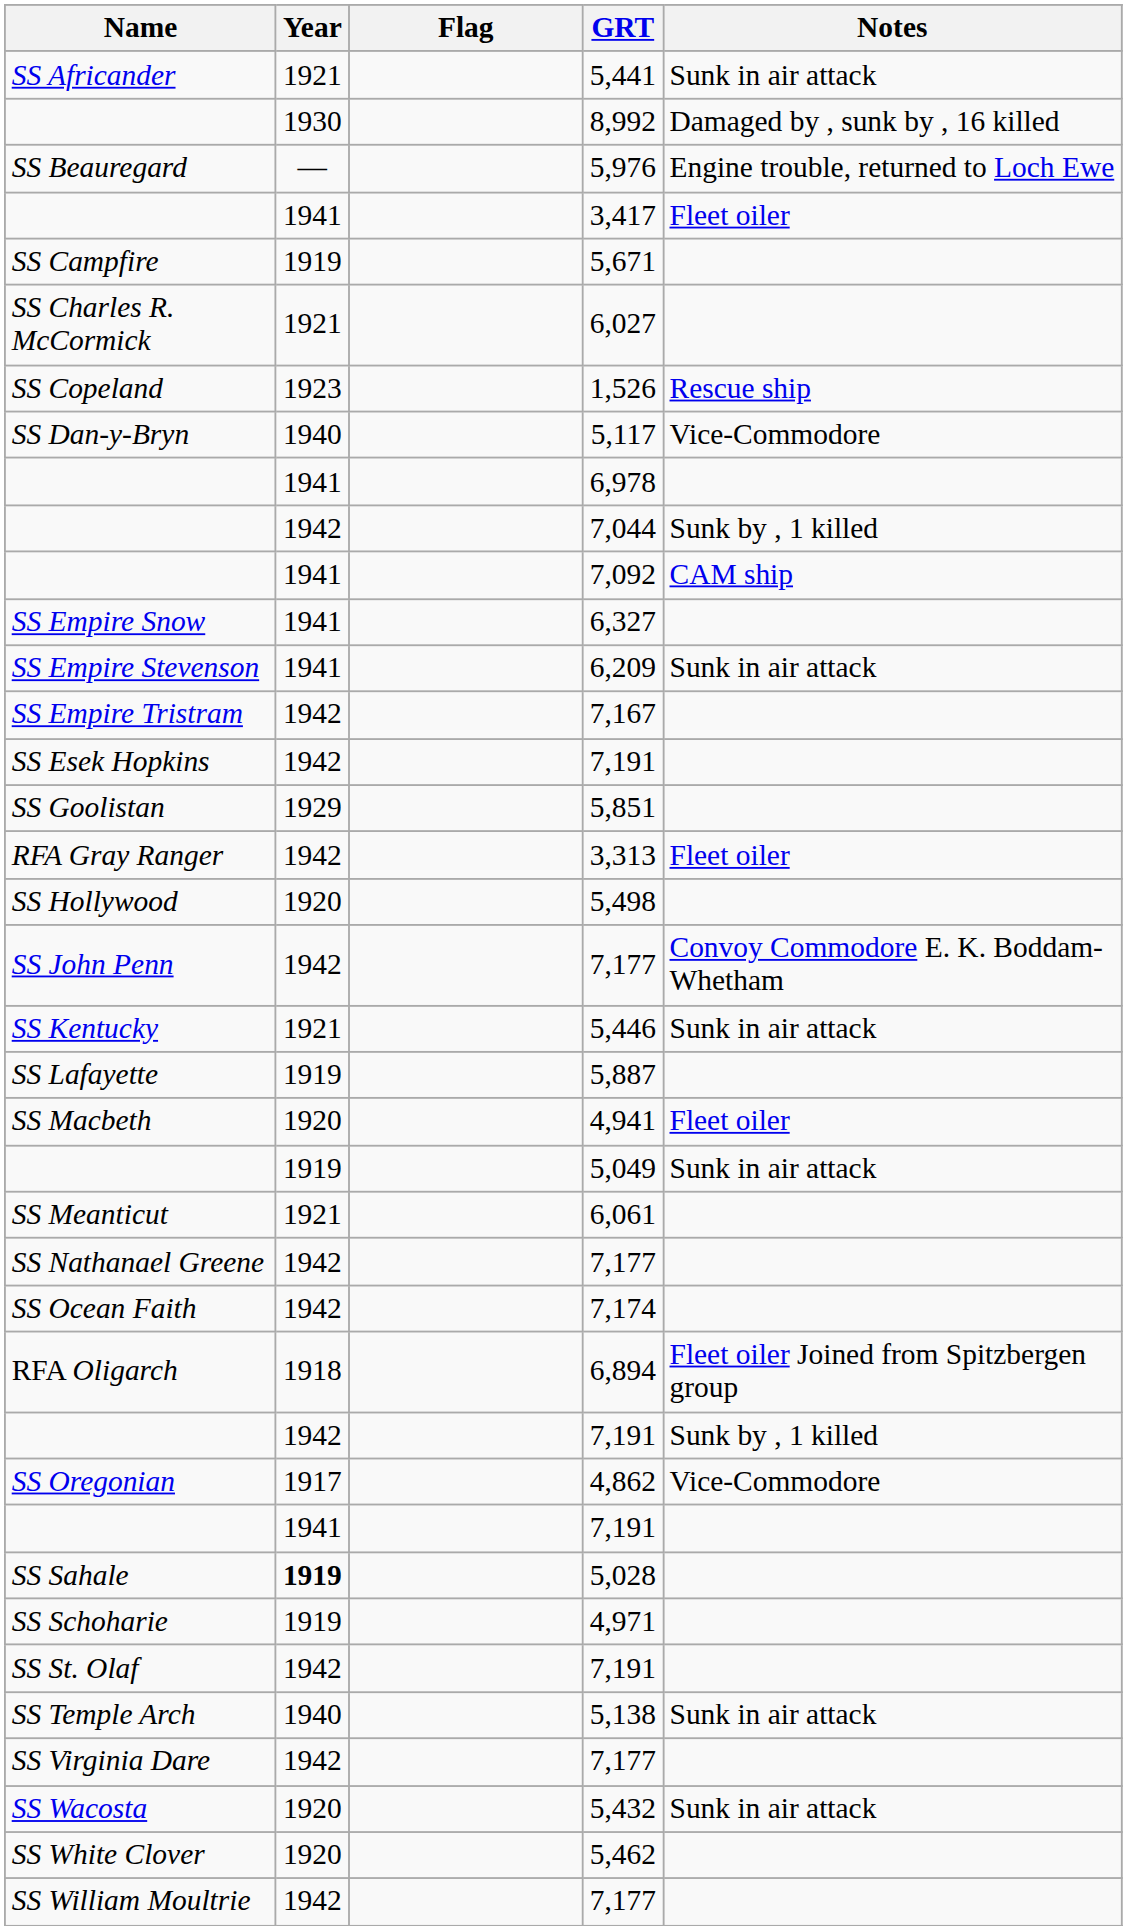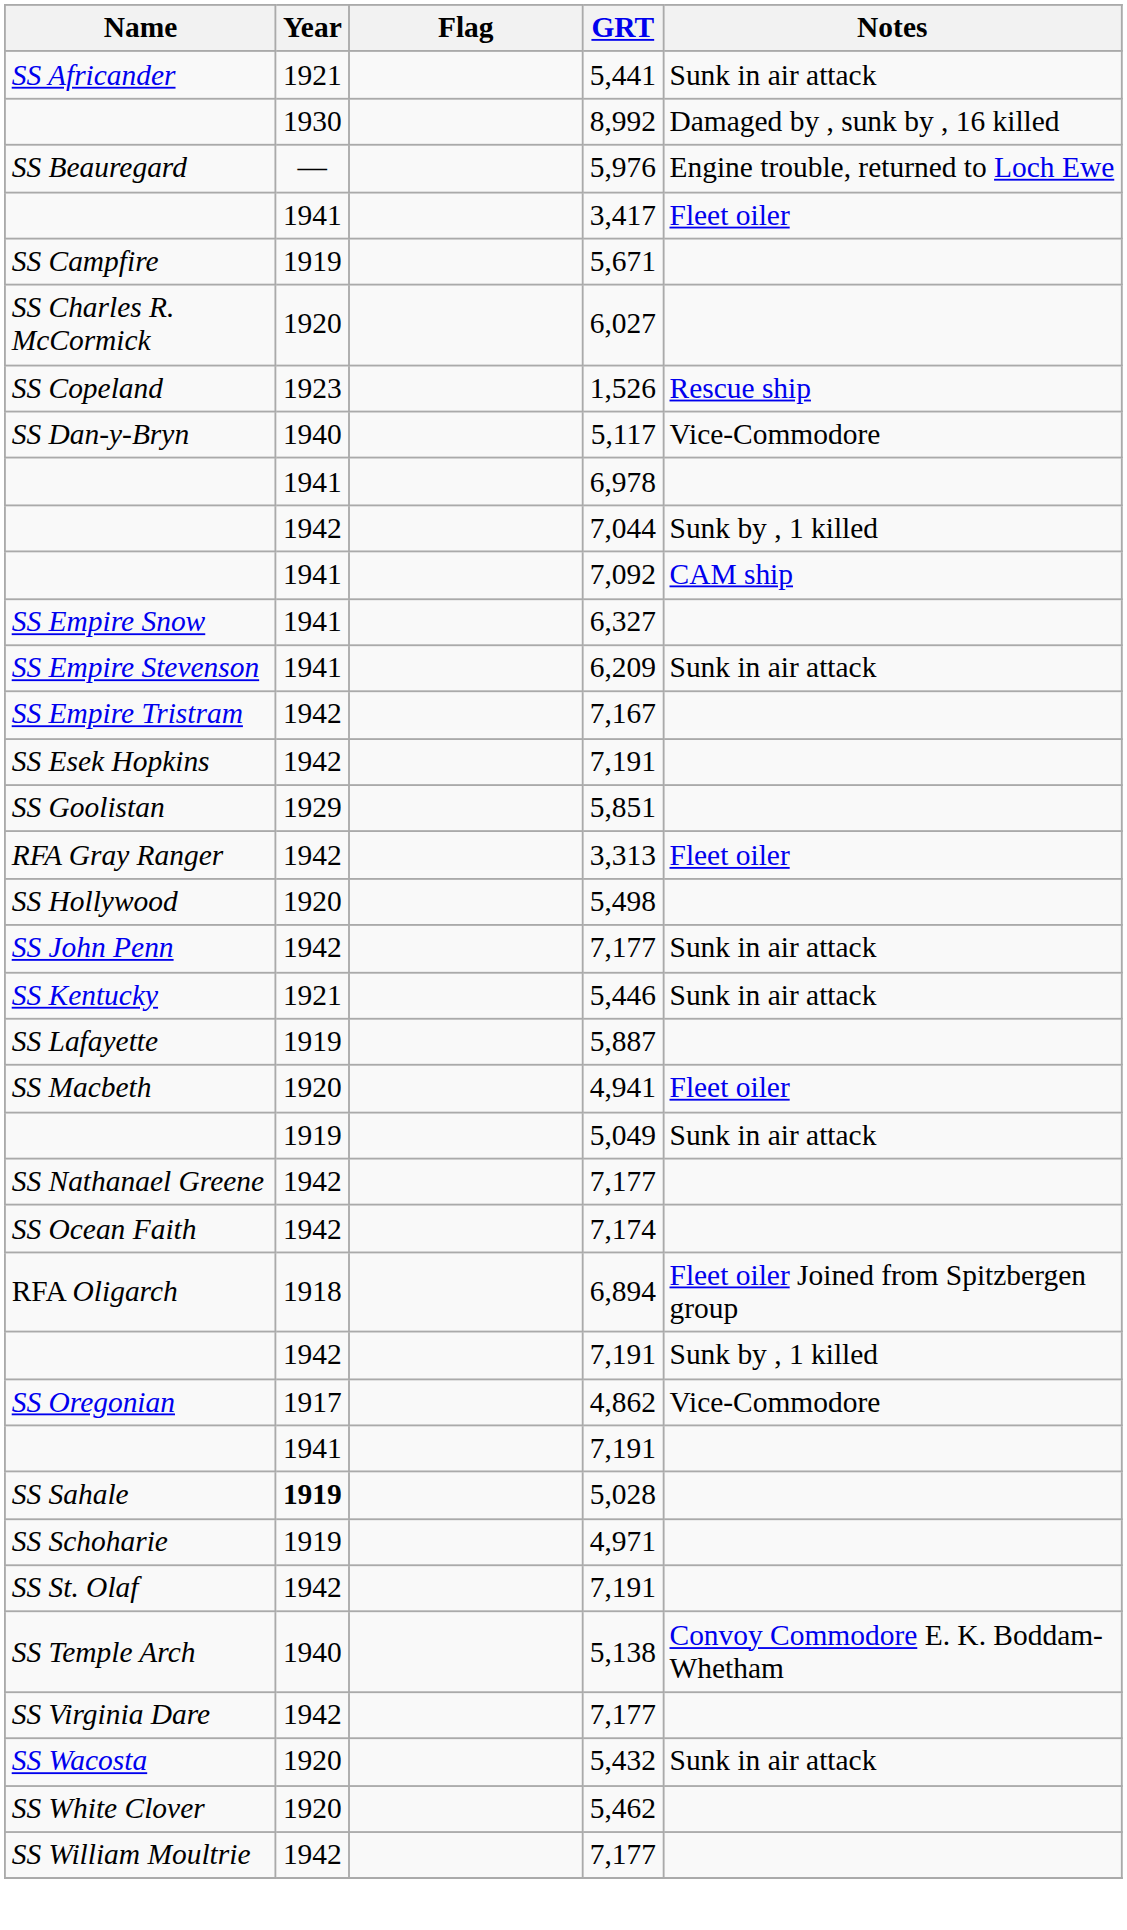(312, 324) 1921 -> (312, 324) 1920
(886, 964) Convoy Commodore E. K. Boddam-Whetham -> (773, 948) Sunk in air attack
- row: (90, 1214)
(773, 1714) Sunk in air attack -> (886, 1651) Convoy Commodore E. K. Boddam-Whetham
